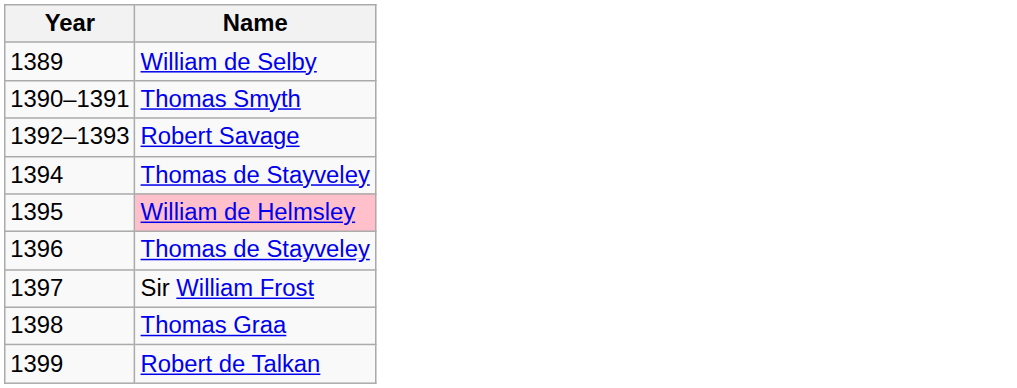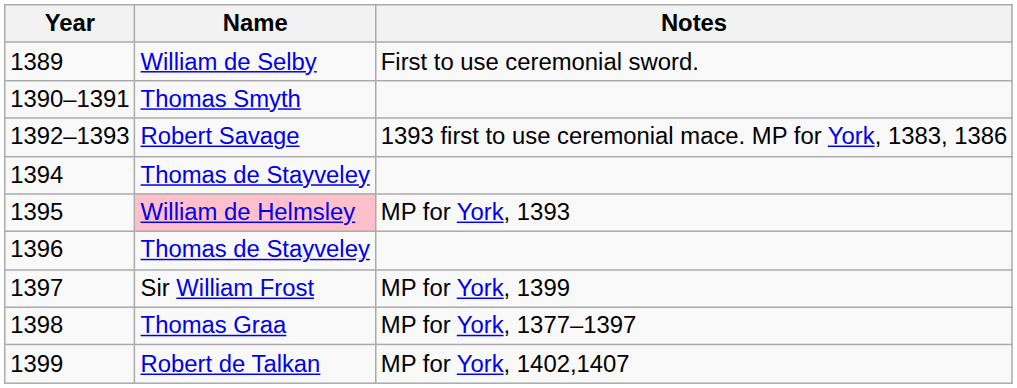+ column: (694, 23)
